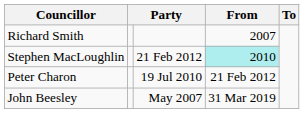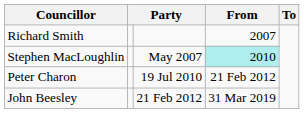(169, 56) 21 Feb 2012 -> (175, 56) May 2007
(175, 98) May 2007 -> (169, 98) 21 Feb 2012
